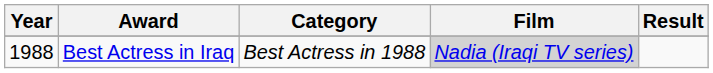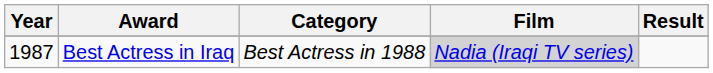(31, 52) 1988 -> (31, 52) 1987
